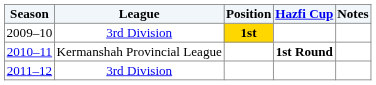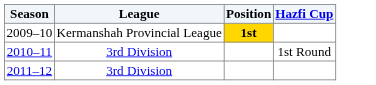- column: (353, 13)
(139, 32) 3rd Division -> (139, 32) Kermanshah Provincial League
(139, 51) Kermanshah Provincial League -> (139, 51) 3rd Division
(304, 51) bold -> (304, 51) normal
